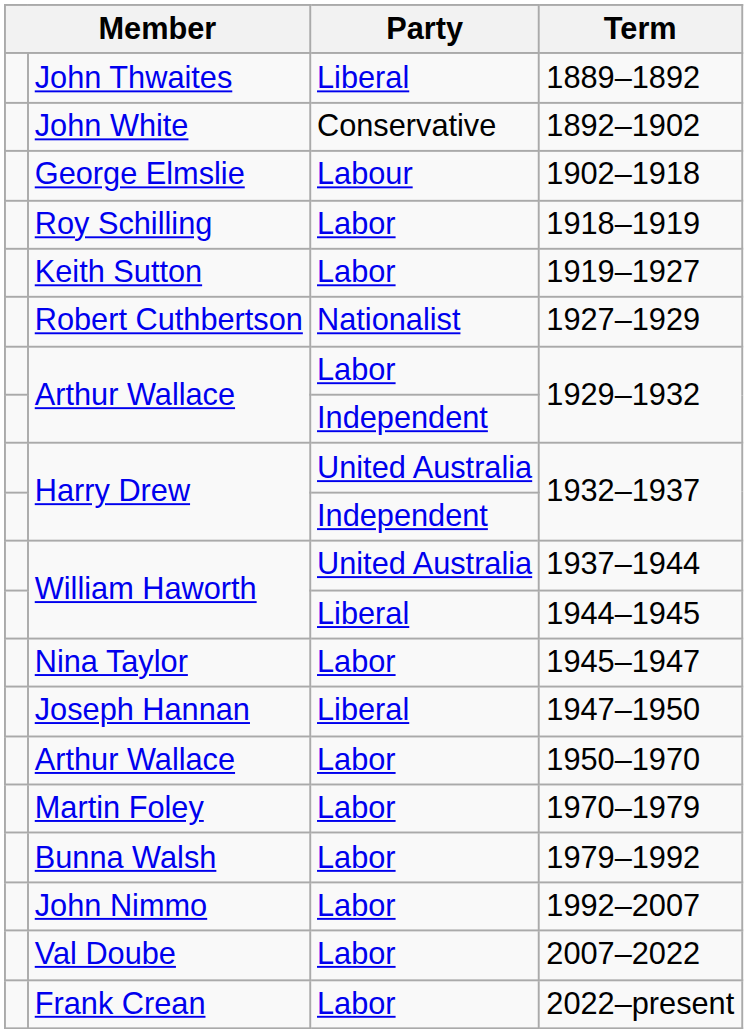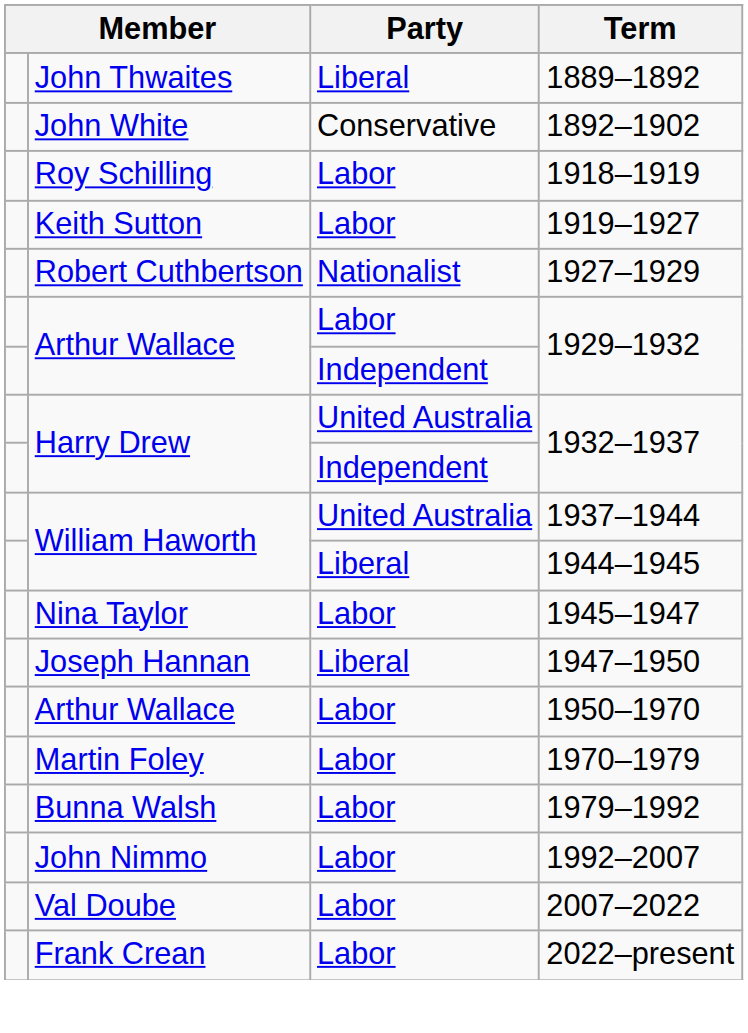- row: (365, 175)
